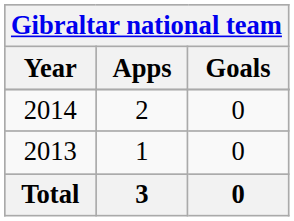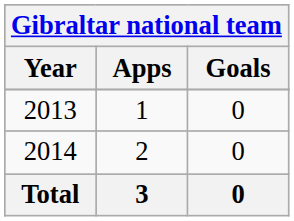rows swapped: (50, 151) <-> (50, 109)
